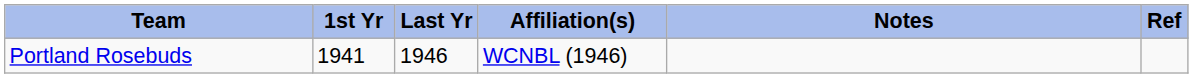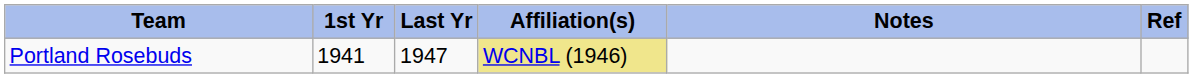(424, 55) 1946 -> (424, 55) 1947
(555, 55) no background -> (555, 55) khaki background
